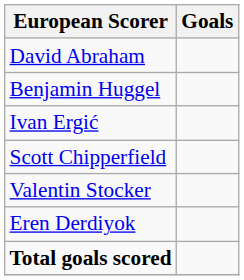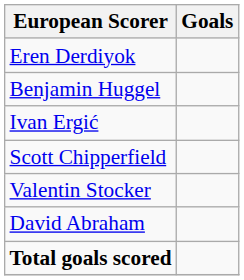rows swapped: (73, 223) <-> (77, 55)
